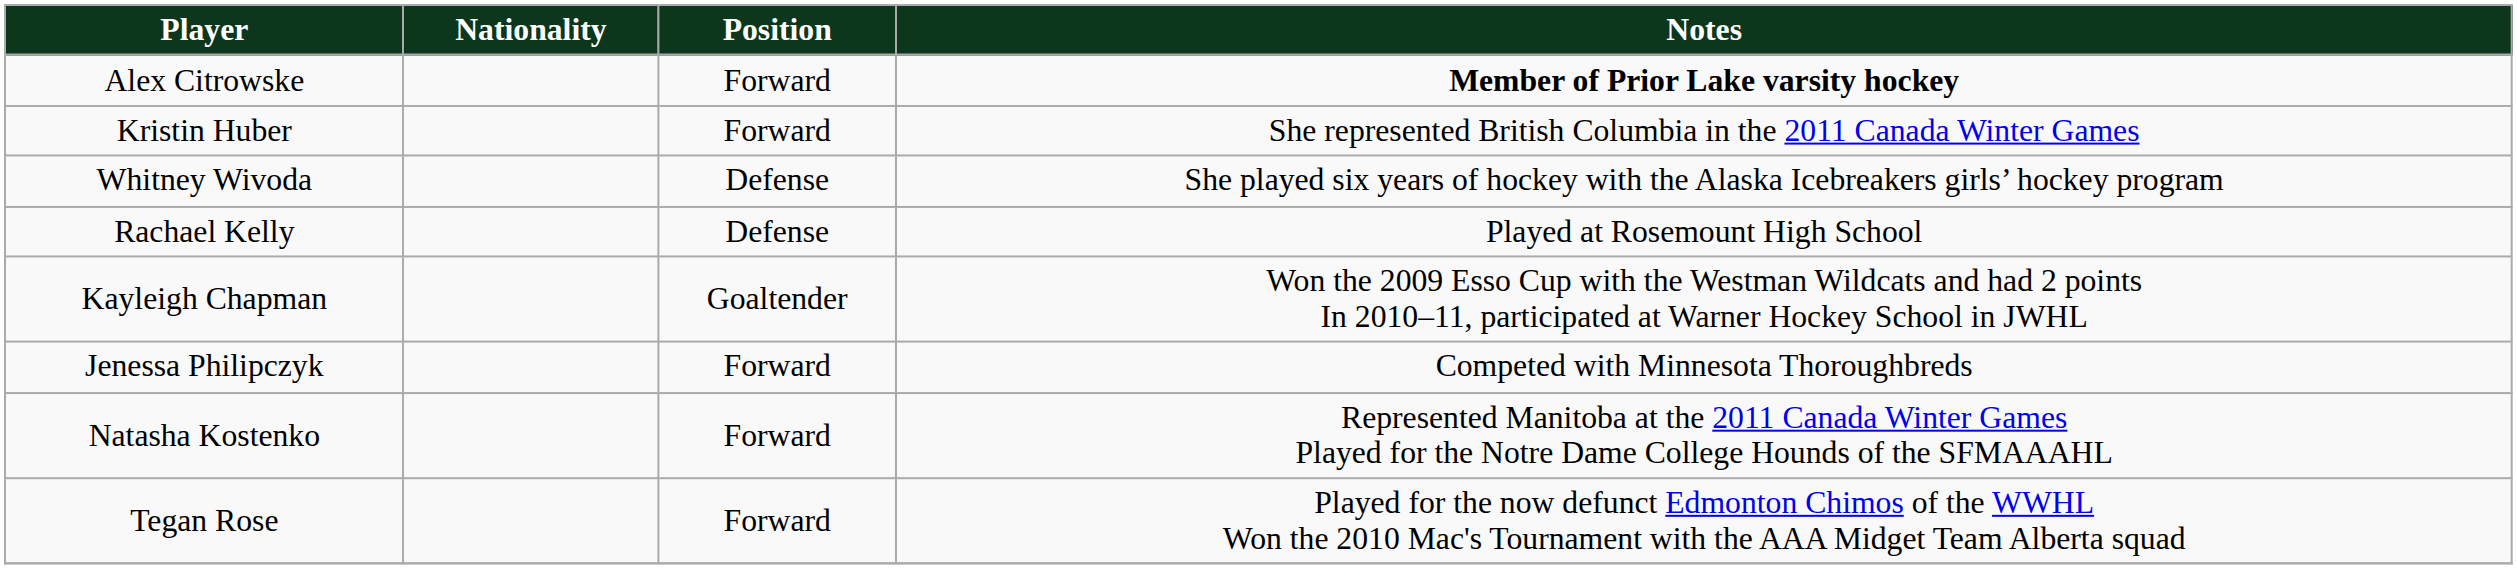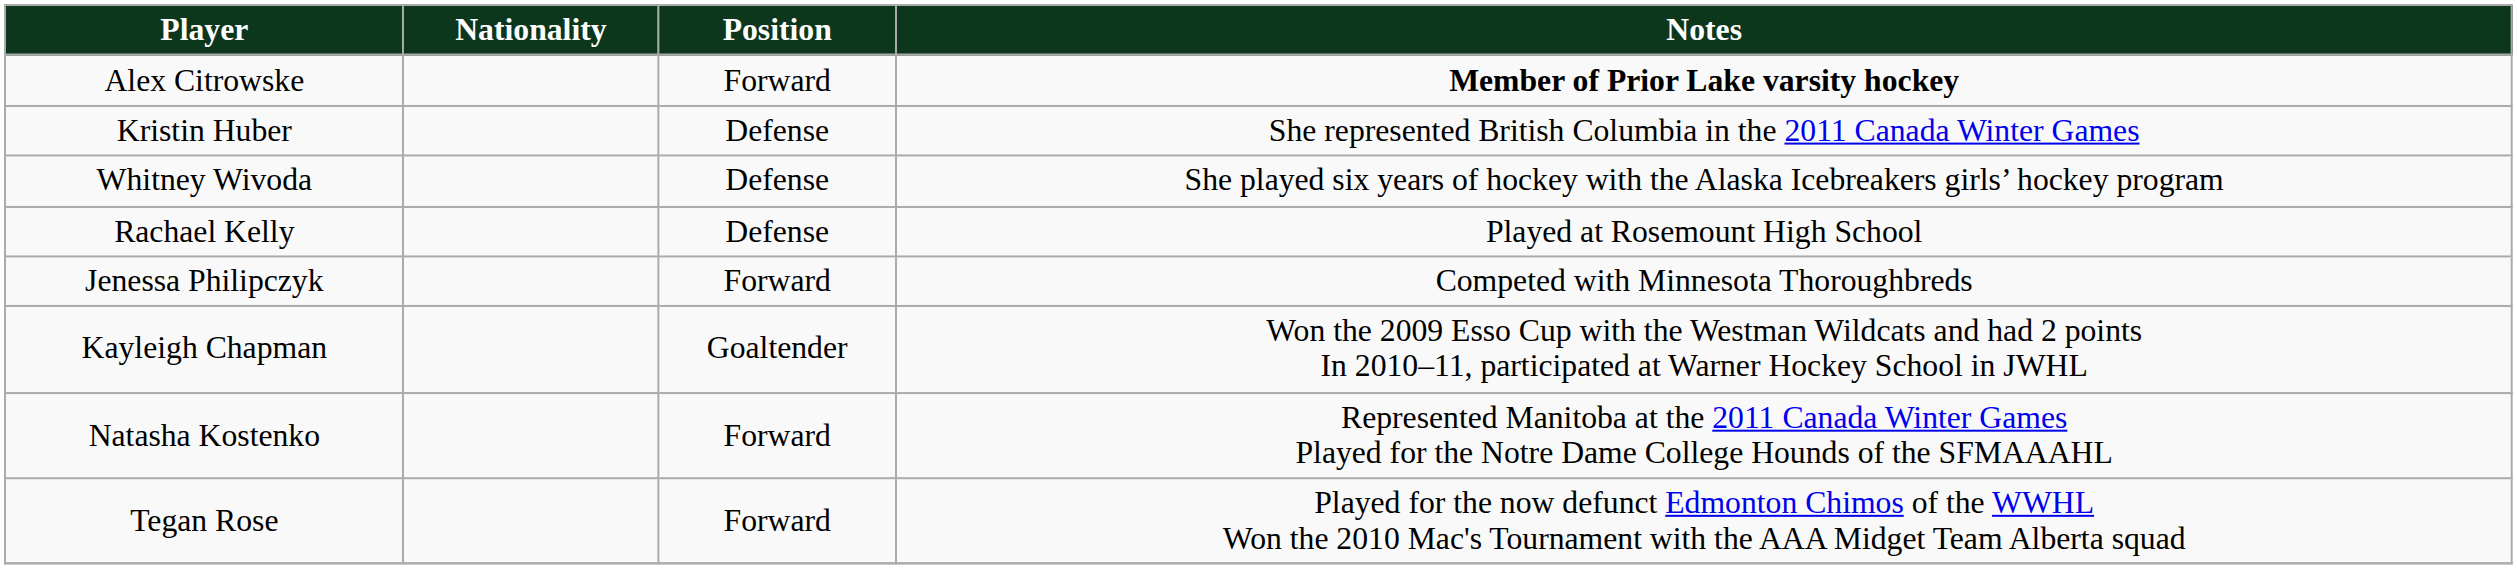(777, 130) Forward -> (777, 130) Defense
rows swapped: (204, 366) <-> (204, 298)
